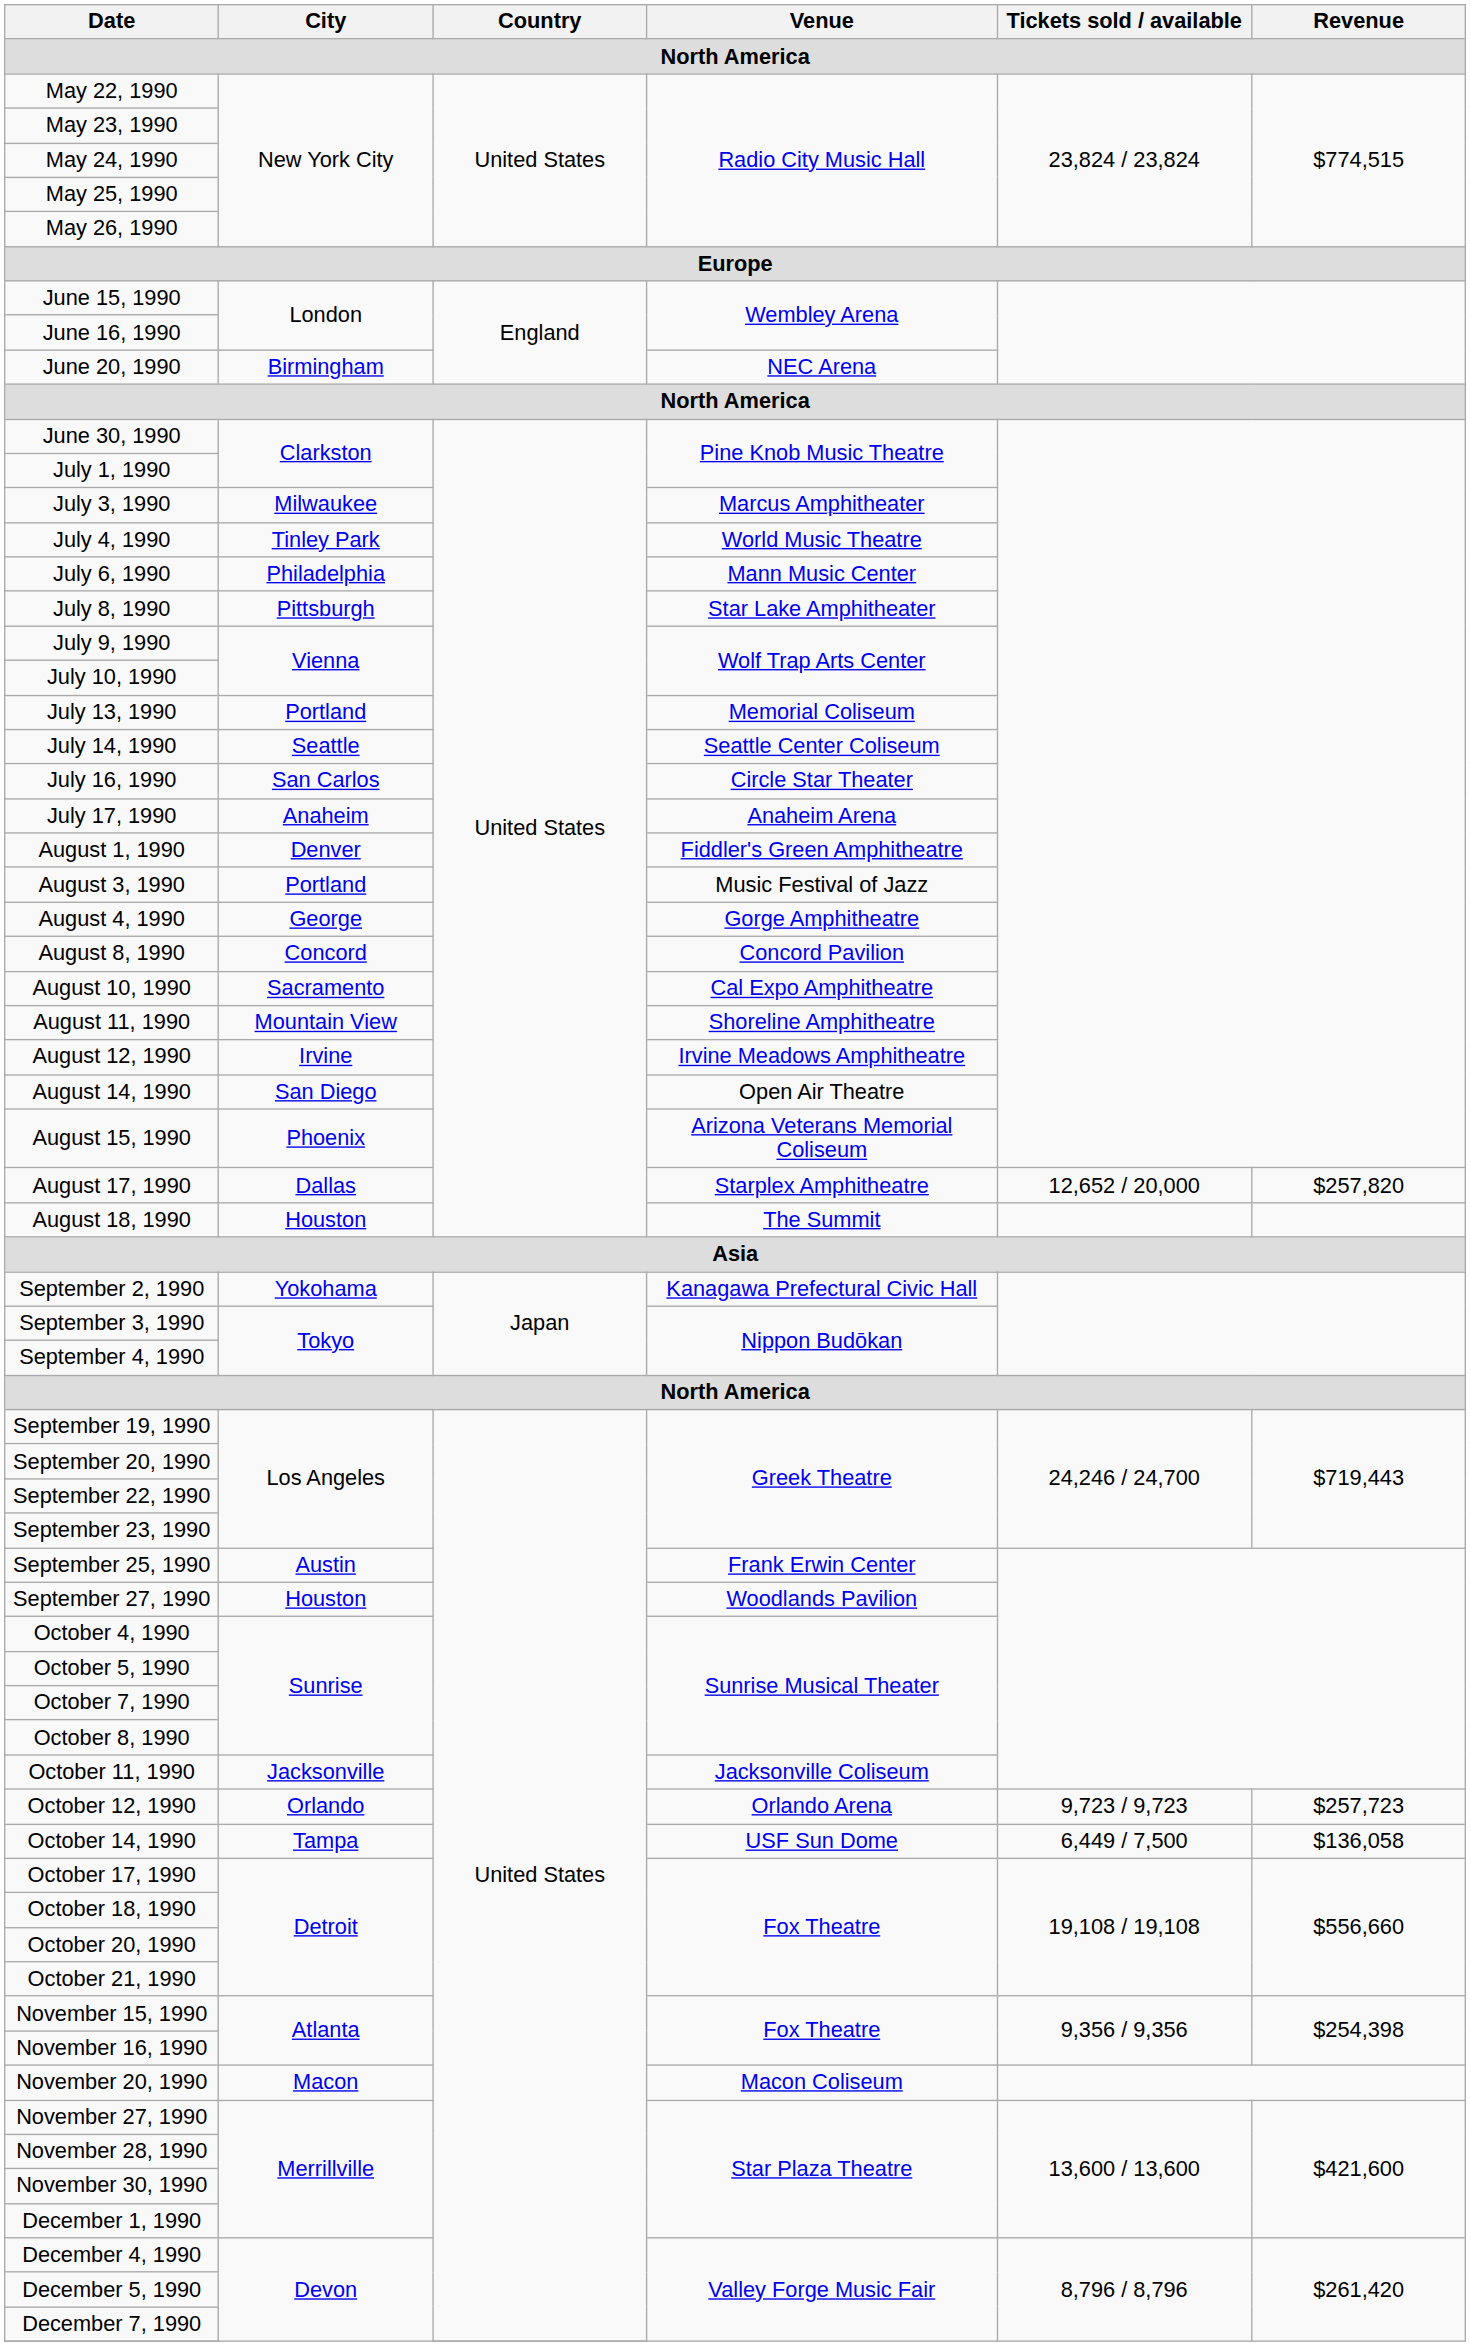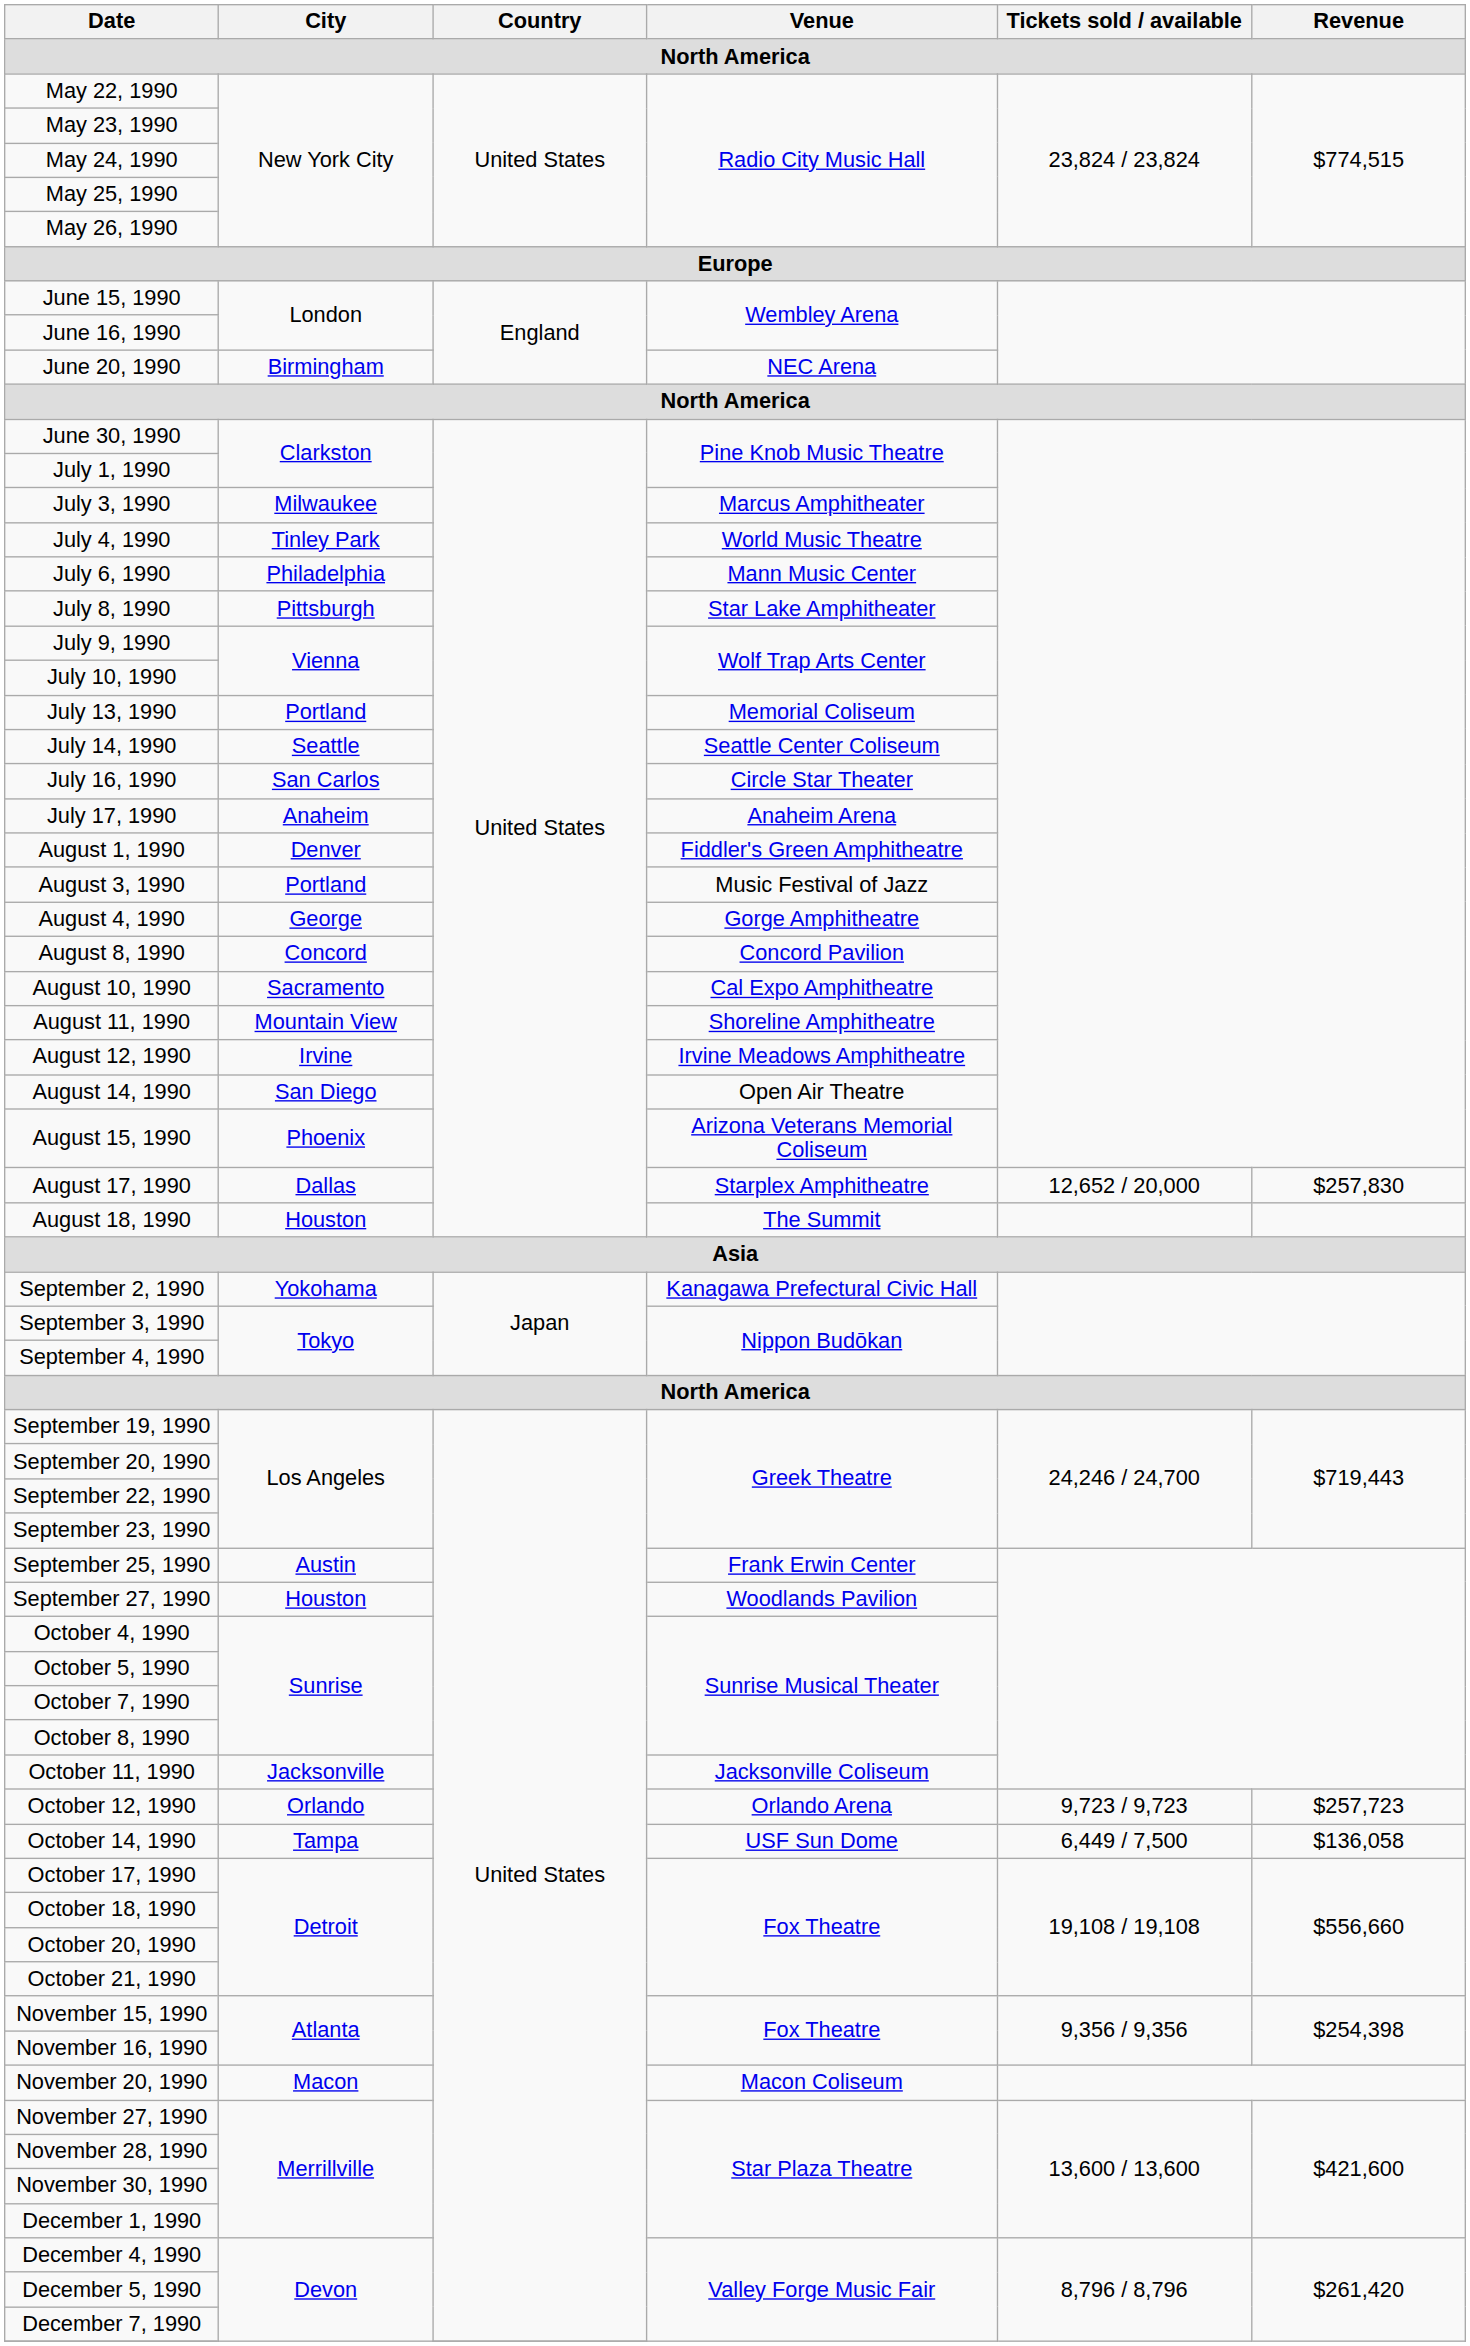(1359, 1185) $257,820 -> (1359, 1185) $257,830
